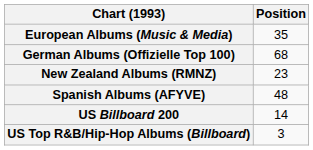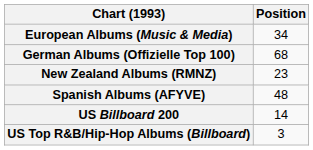(281, 34) 35 -> (281, 34) 34
